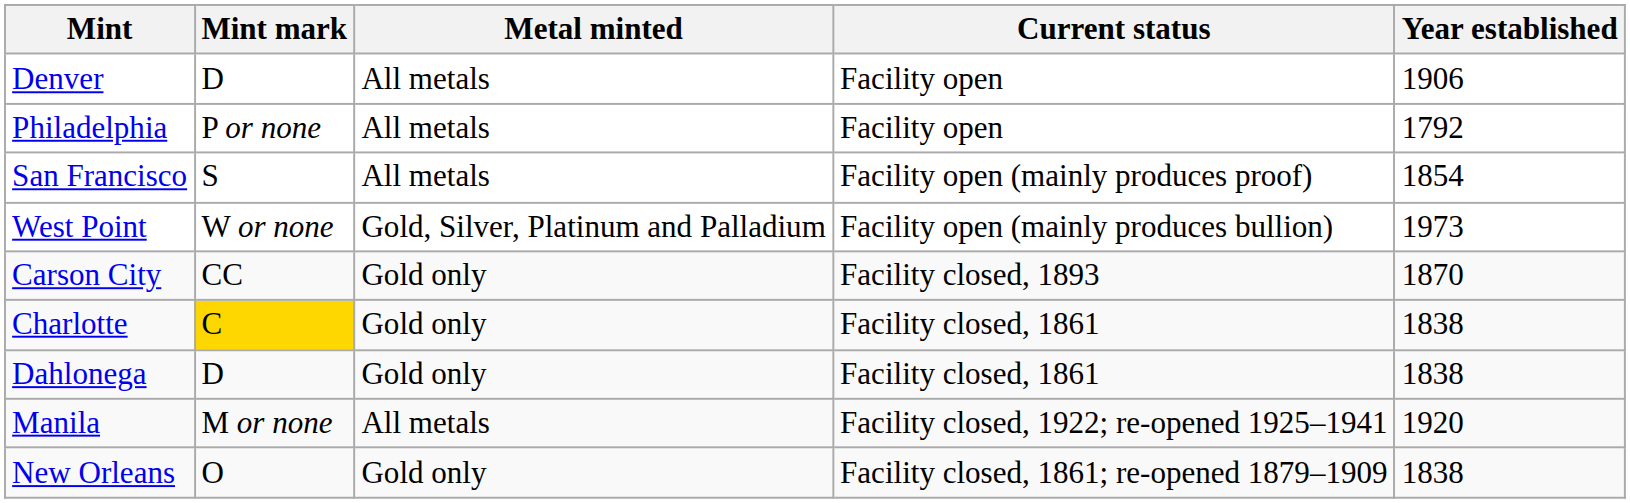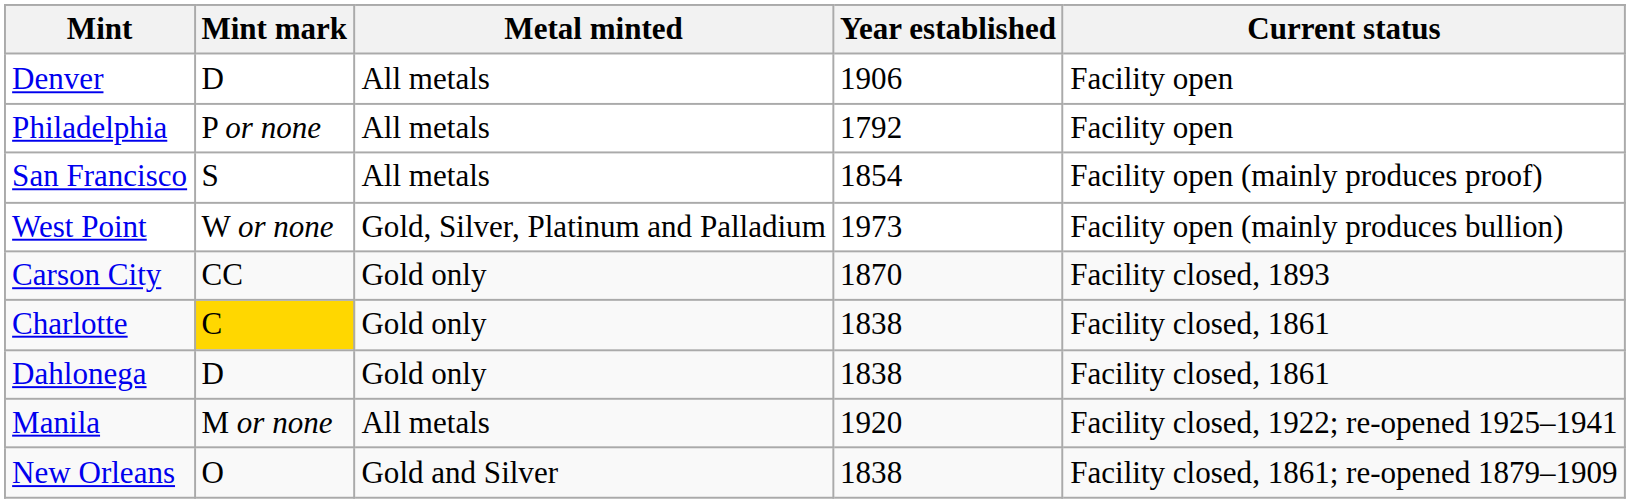columns swapped: (1510, 29) <-> (1114, 29)
(424, 472) Gold only -> (460, 472) Gold and Silver
